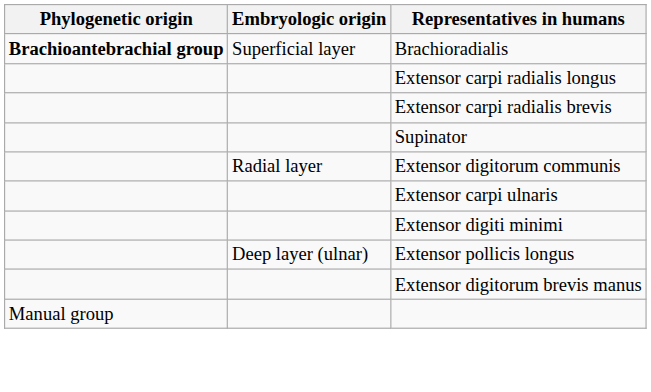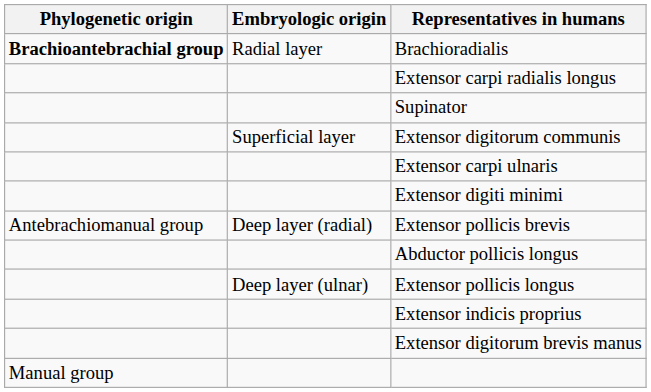(294, 48) Superficial layer -> (277, 48) Radial layer
- row: (503, 107)
(277, 166) Radial layer -> (294, 136) Superficial layer
+ row: (482, 225)
+ row: (487, 254)
+ row: (488, 313)
